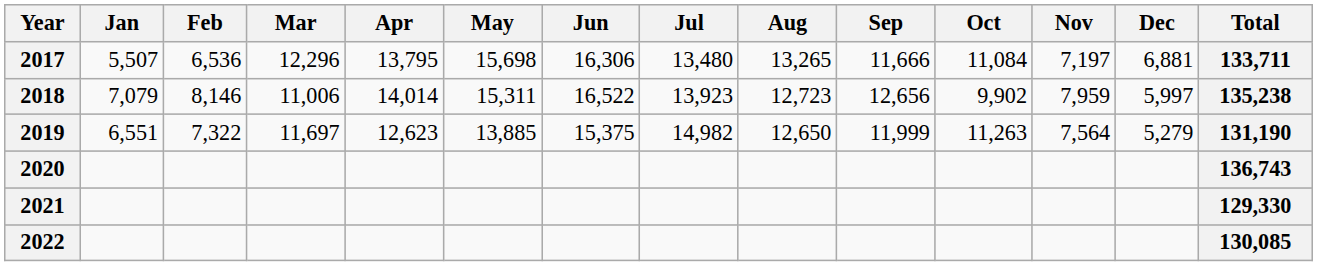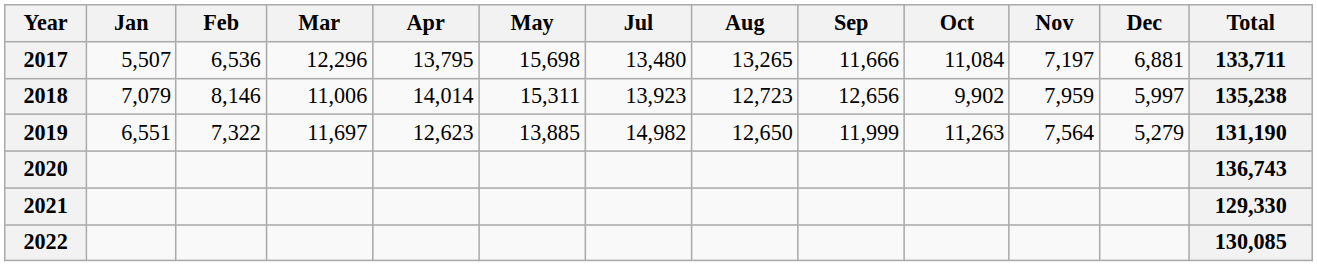- column: (591, 23)
